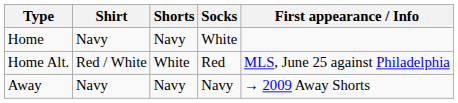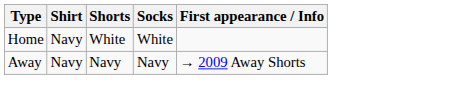(170, 39) Navy -> (107, 39) White
- row: (39, 62)
